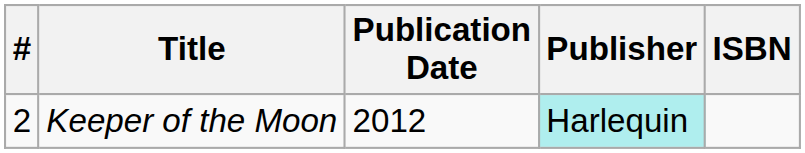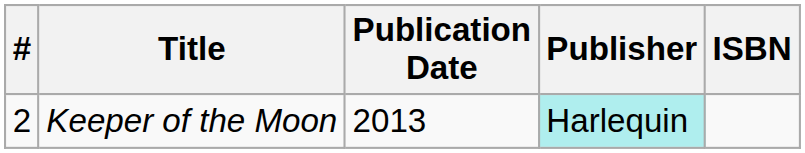(389, 120) 2012 -> (389, 120) 2013
